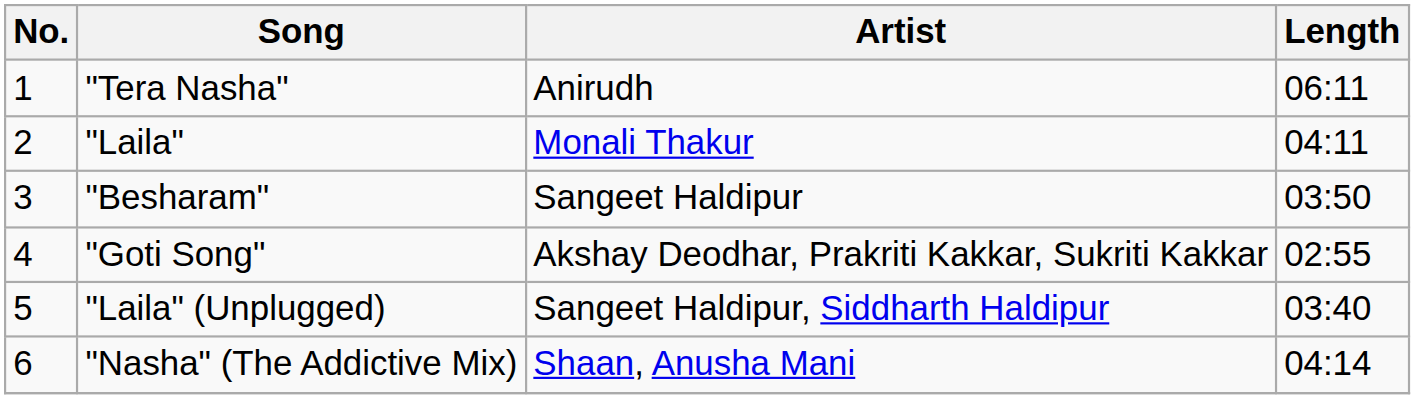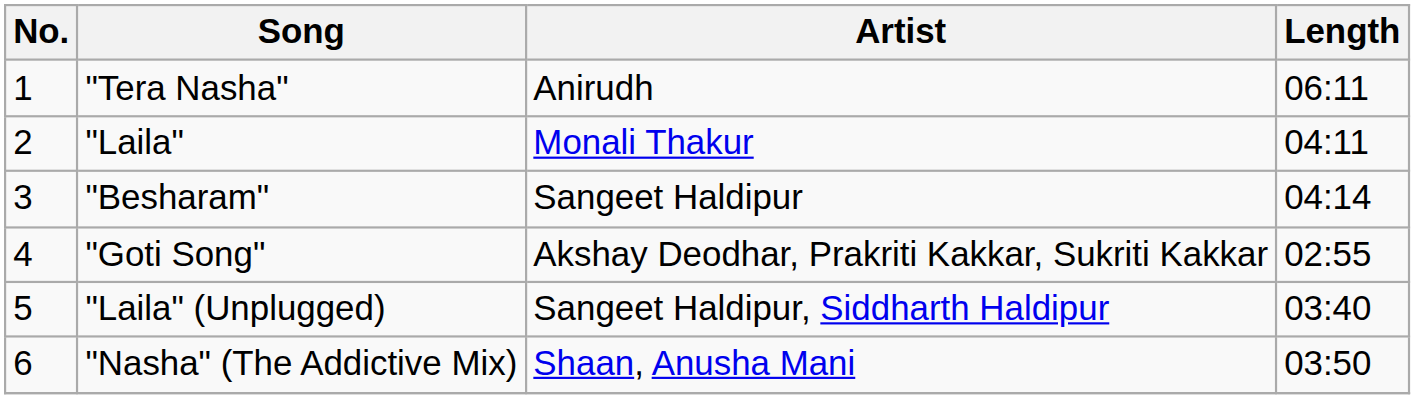(1328, 198) 03:50 -> (1328, 198) 04:14
(1328, 364) 04:14 -> (1328, 364) 03:50
